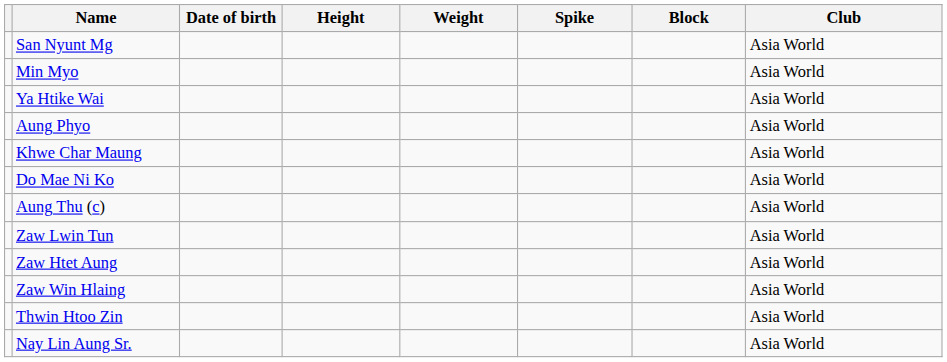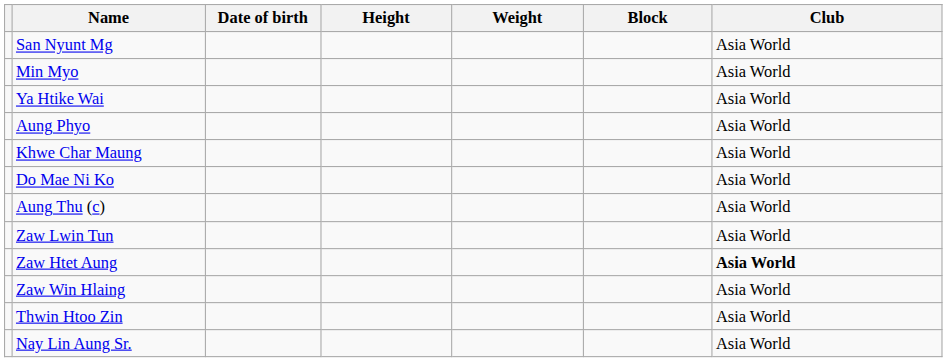- column: (575, 18)
(787, 261) normal -> (756, 261) bold
